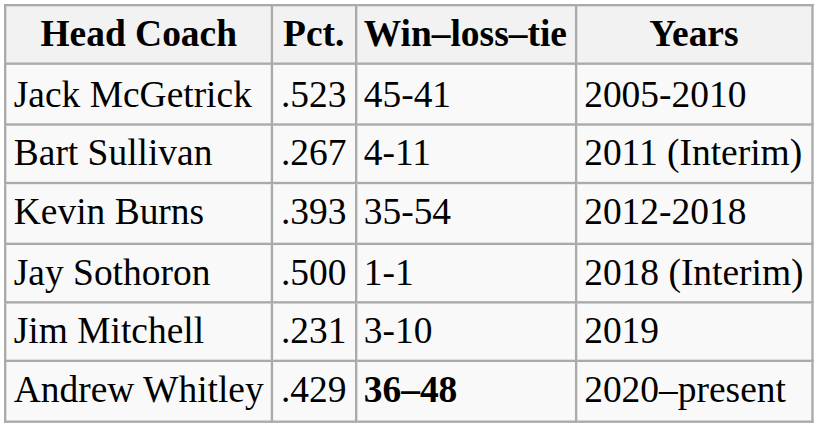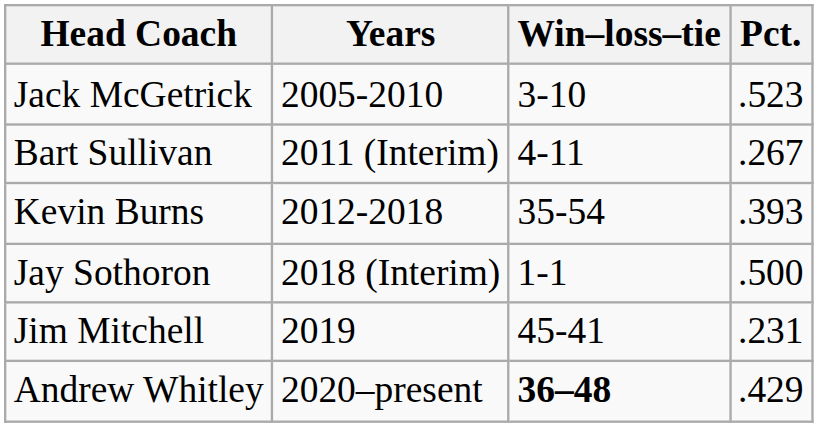columns swapped: (694, 34) <-> (314, 34)
(407, 93) 45-41 -> (552, 93) 3-10
(398, 331) 3-10 -> (561, 331) 45-41
